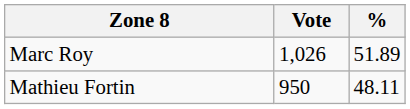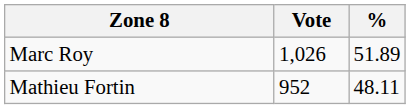(295, 86) 950 -> (295, 86) 952
